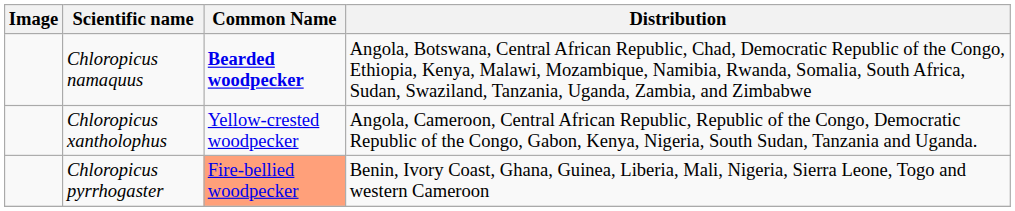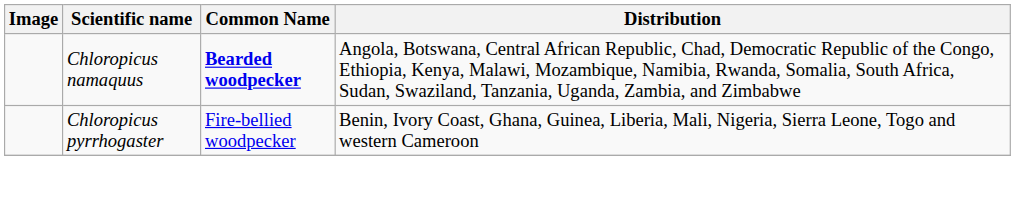- row: (117, 130)
(253, 180) lightsalmon background -> (250, 130) no background
